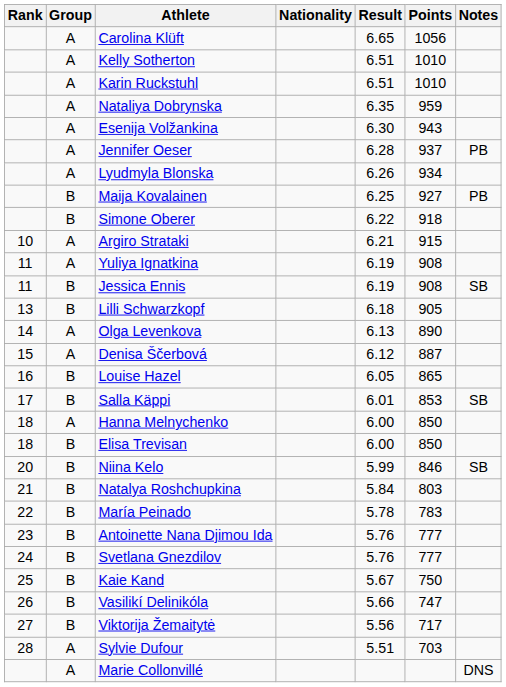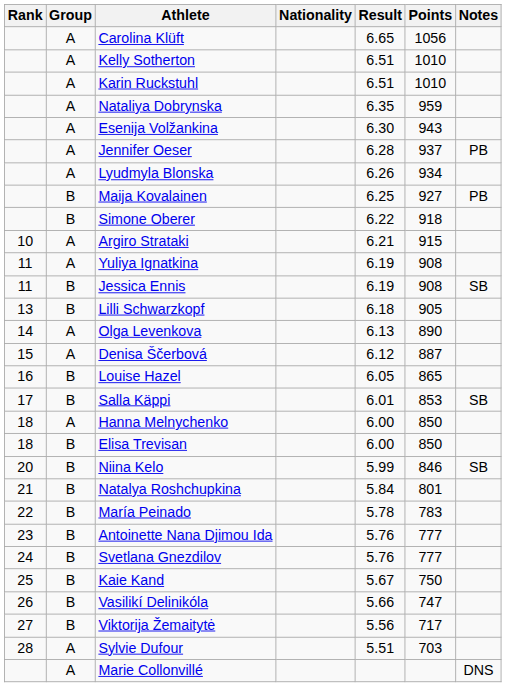(430, 490) 803 -> (430, 490) 801
